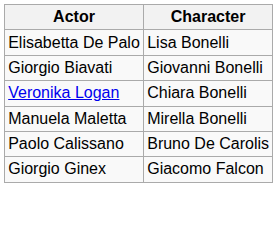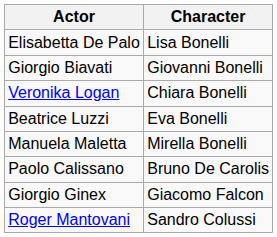+ row: (58, 118)
+ row: (69, 220)
